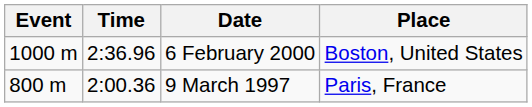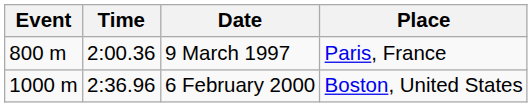rows swapped: (228, 85) <-> (240, 53)
